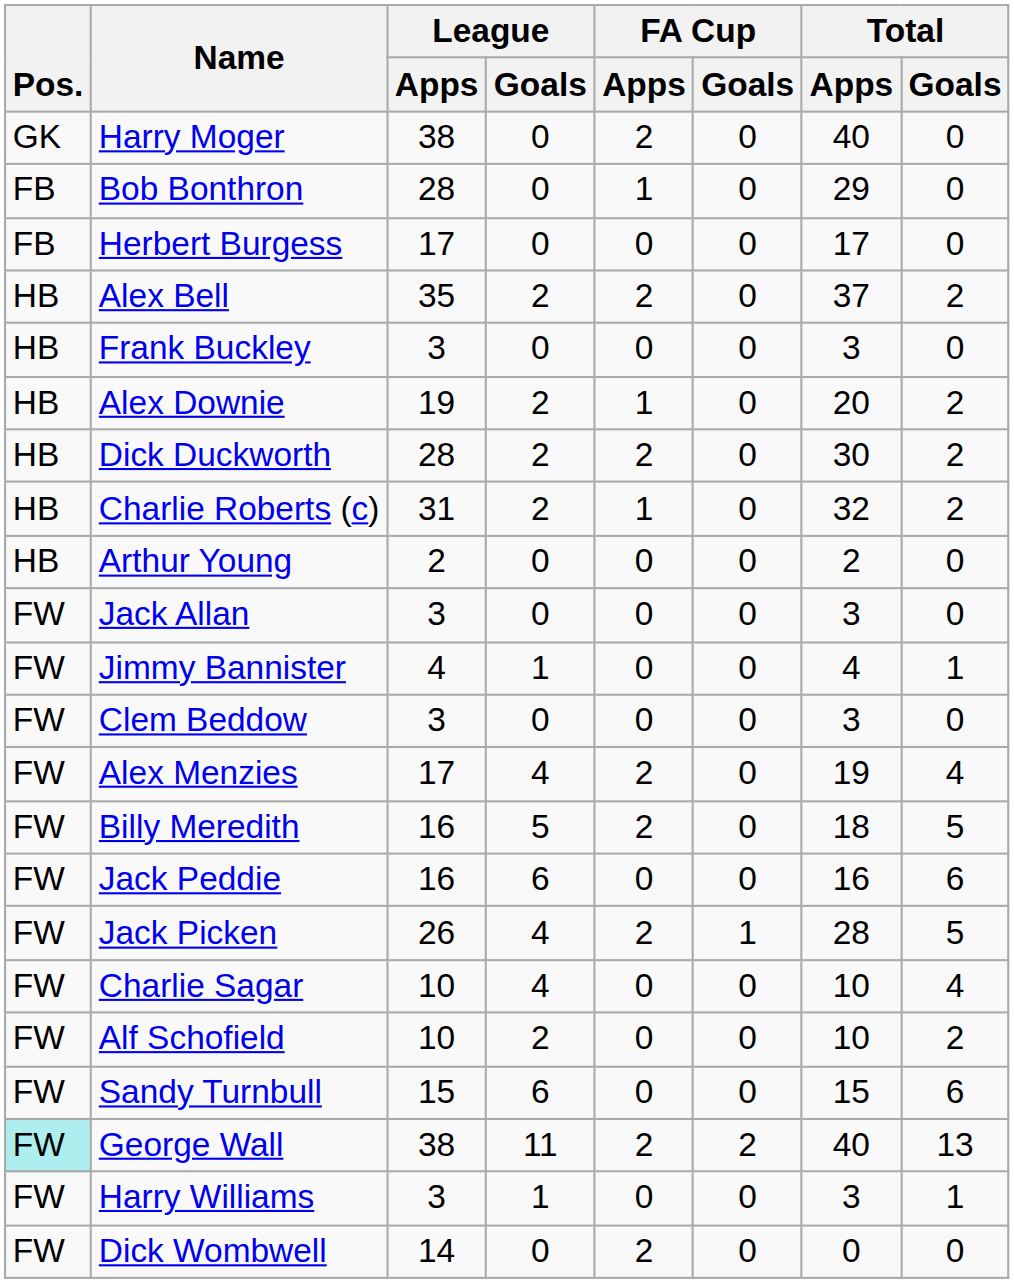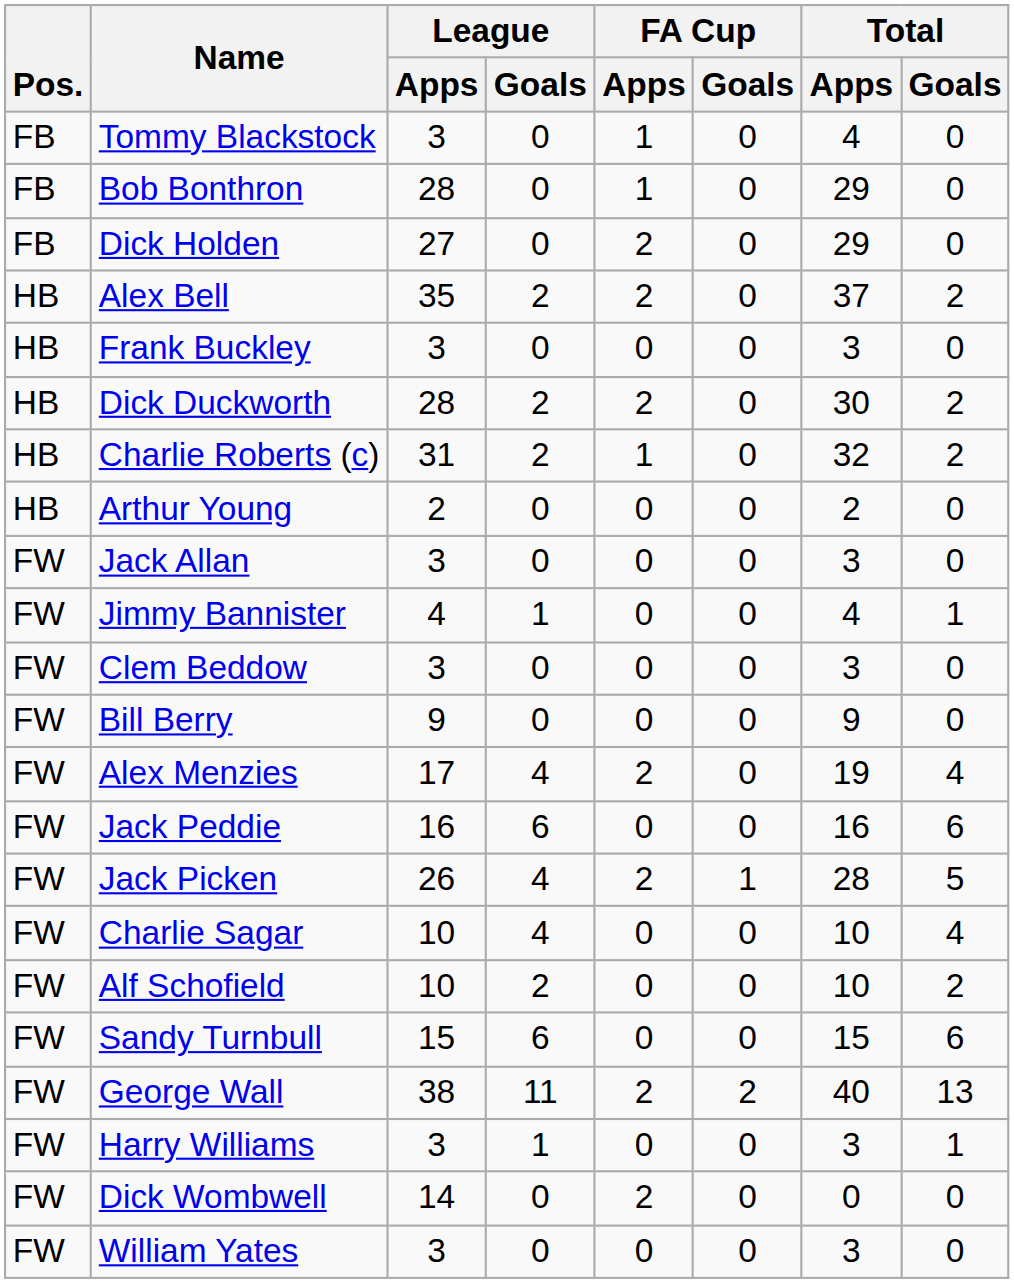- row: (192, 137)
+ row: (237, 137)
- row: (221, 243)
+ row: (189, 243)
- row: (192, 402)
+ row: (166, 720)
- row: (199, 826)
(39, 1144) paleturquoise background -> (39, 1091) no background
+ row: (199, 1250)
